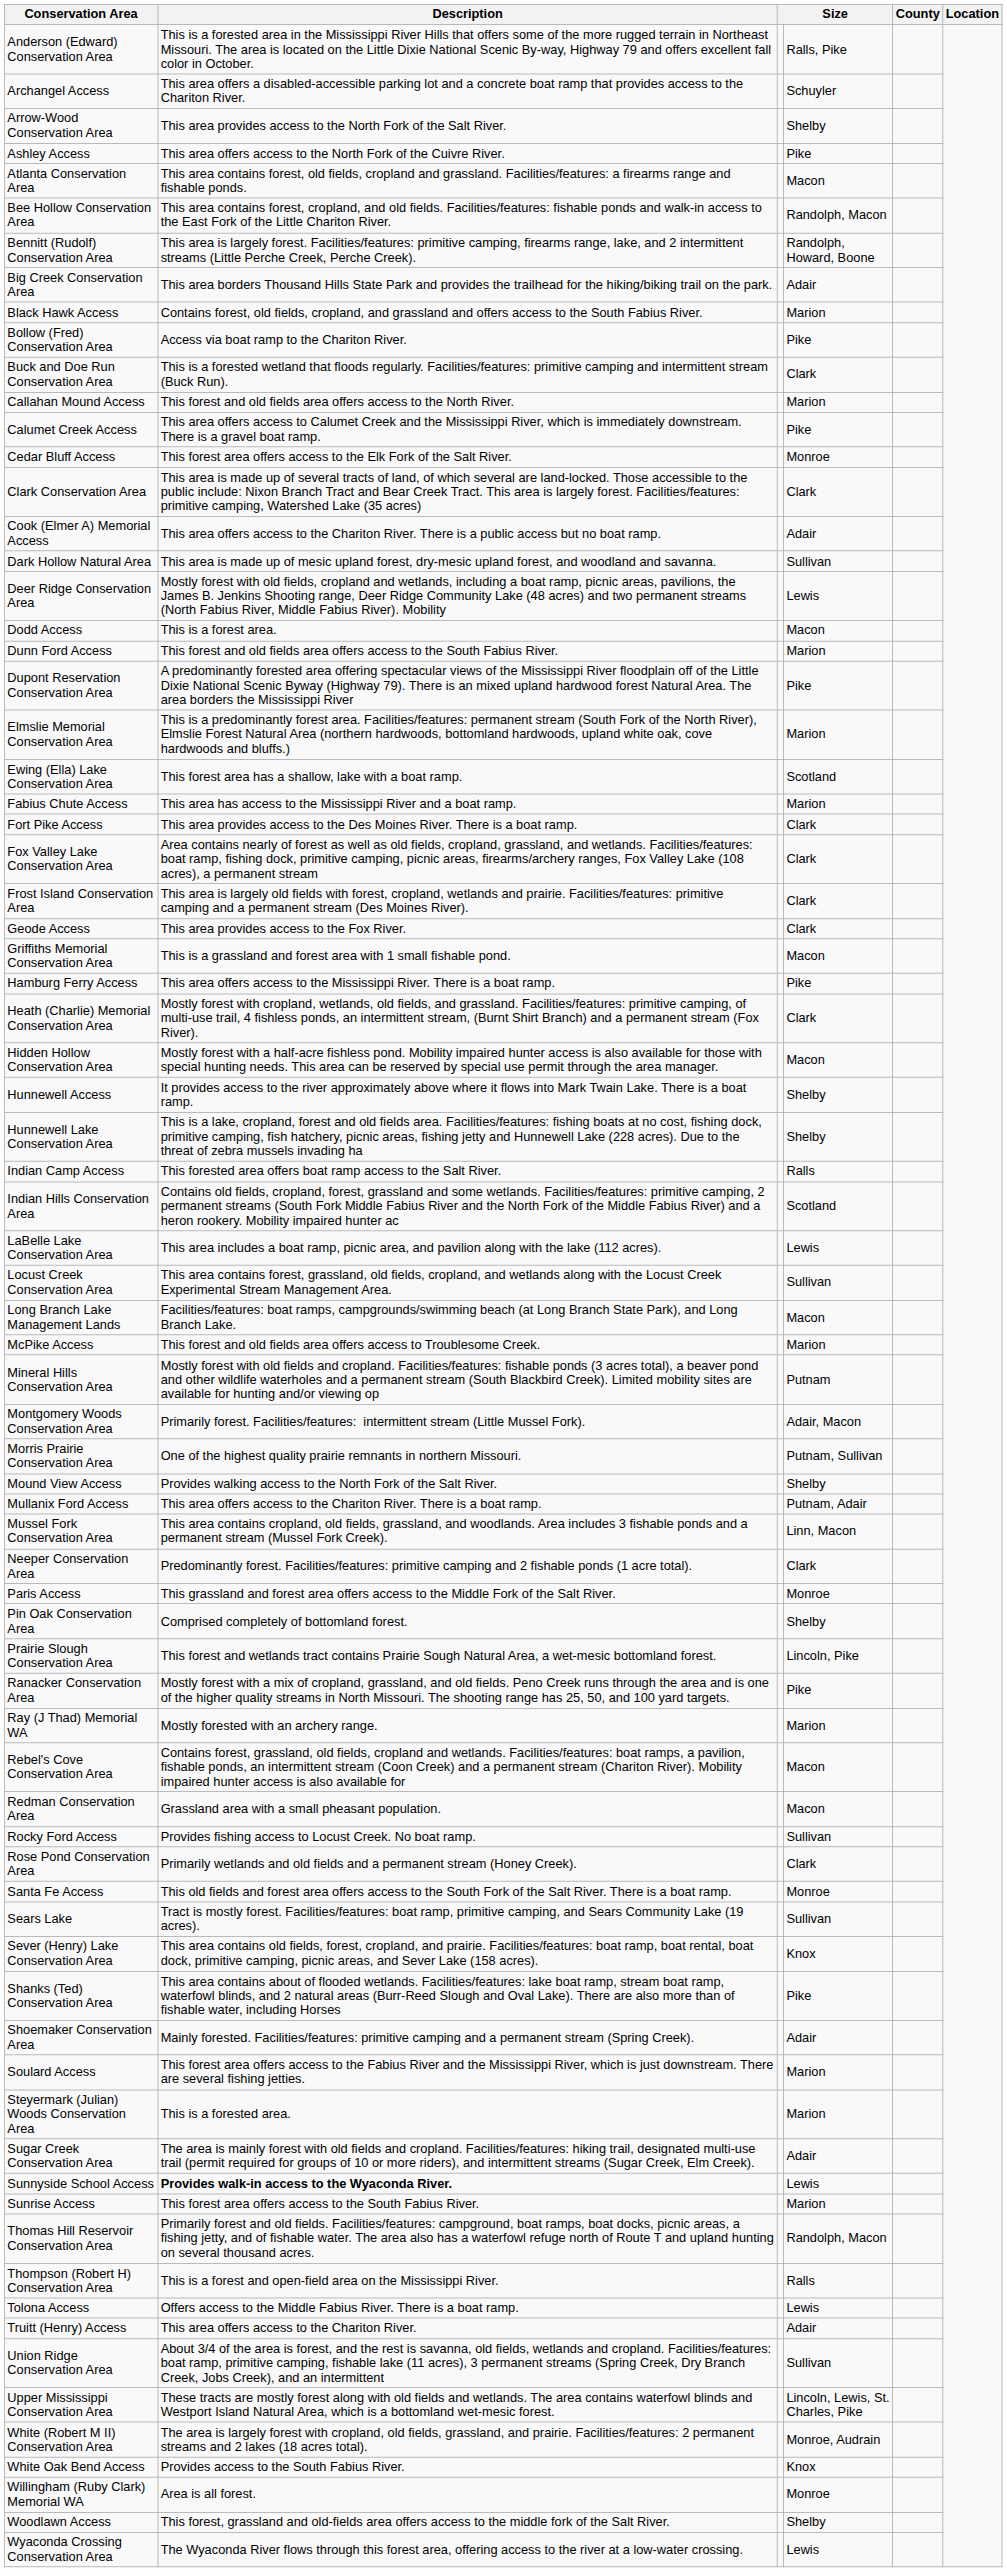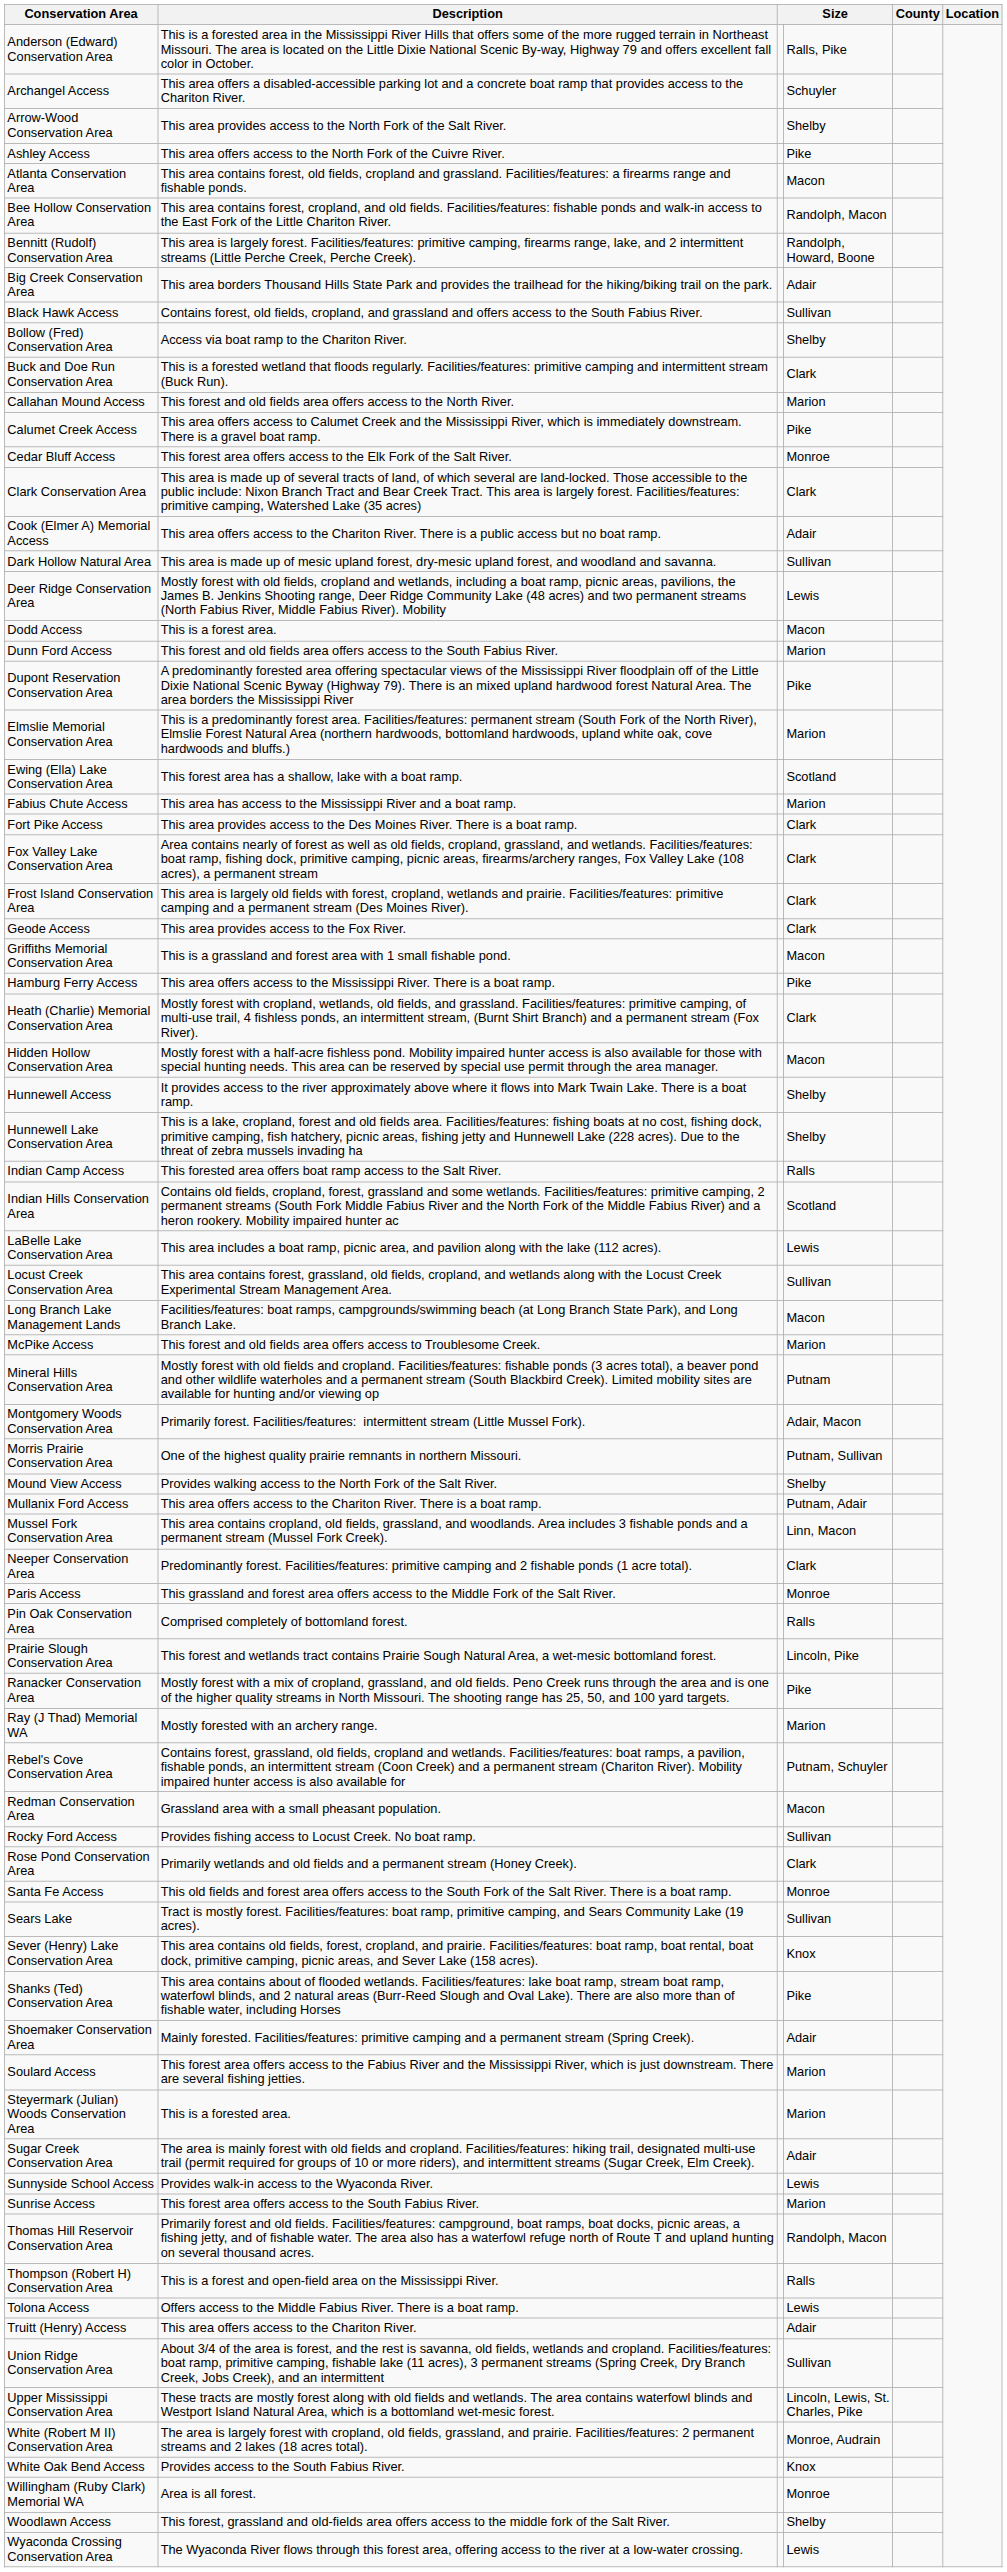(806, 312) Marion -> (809, 312) Sullivan
(799, 340) Pike -> (806, 340) Shelby
(806, 1621) Shelby -> (801, 1621) Ralls
(806, 1767) Macon -> (837, 1767) Putnam, Schuyler
(306, 2183) bold -> (297, 2183) normal
